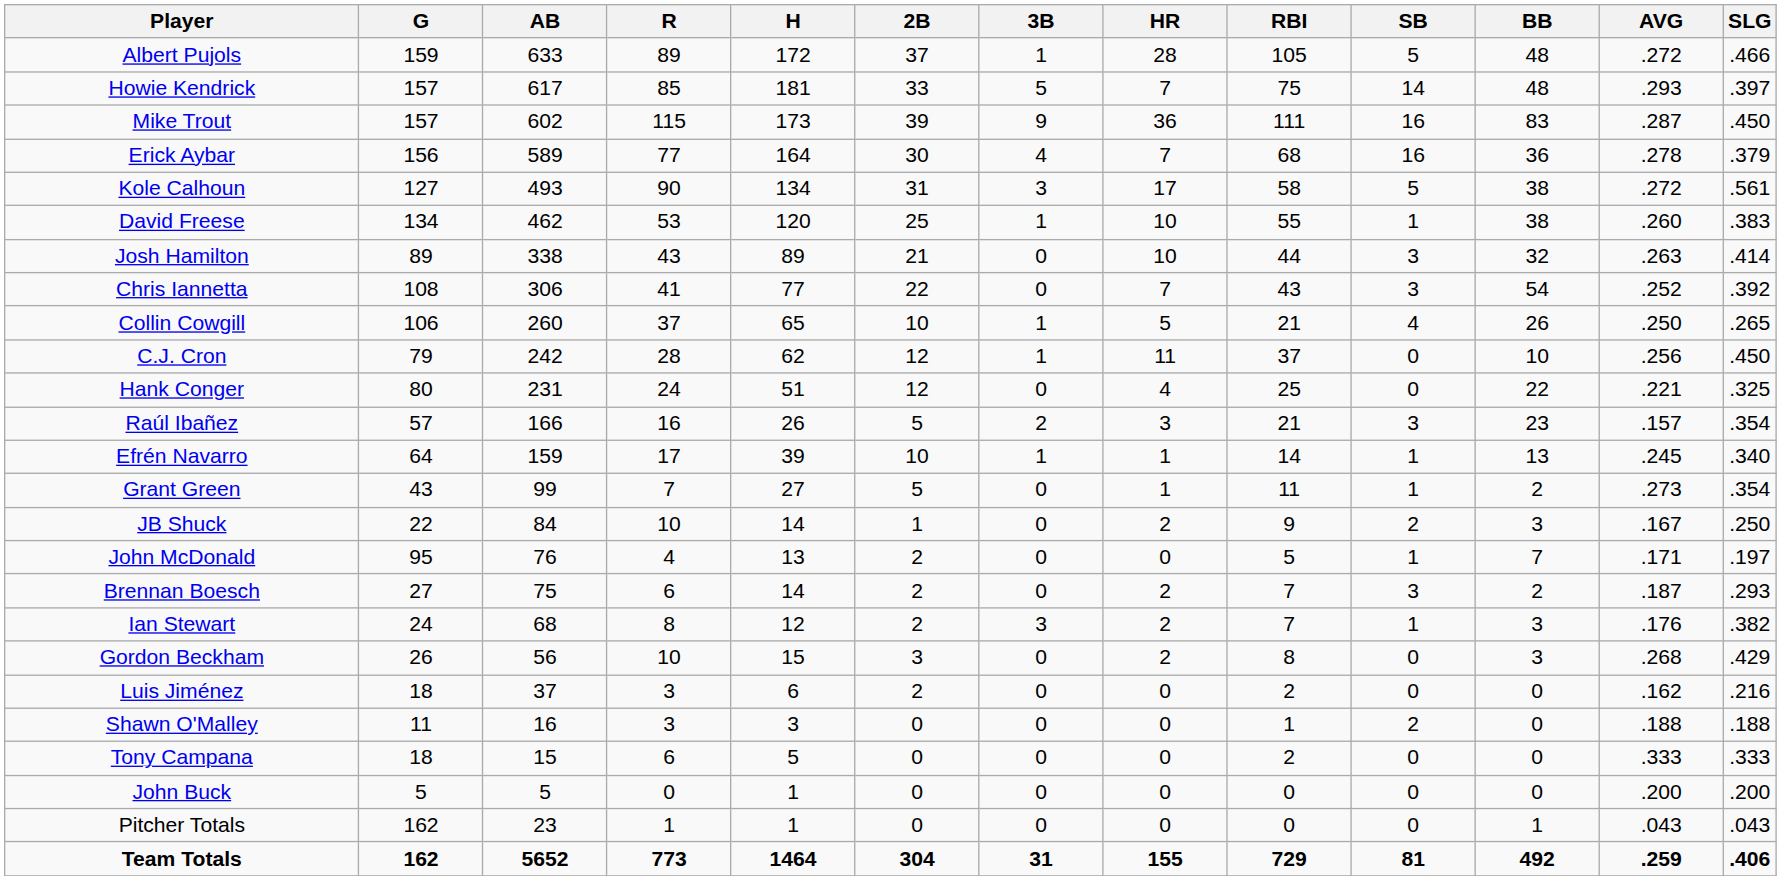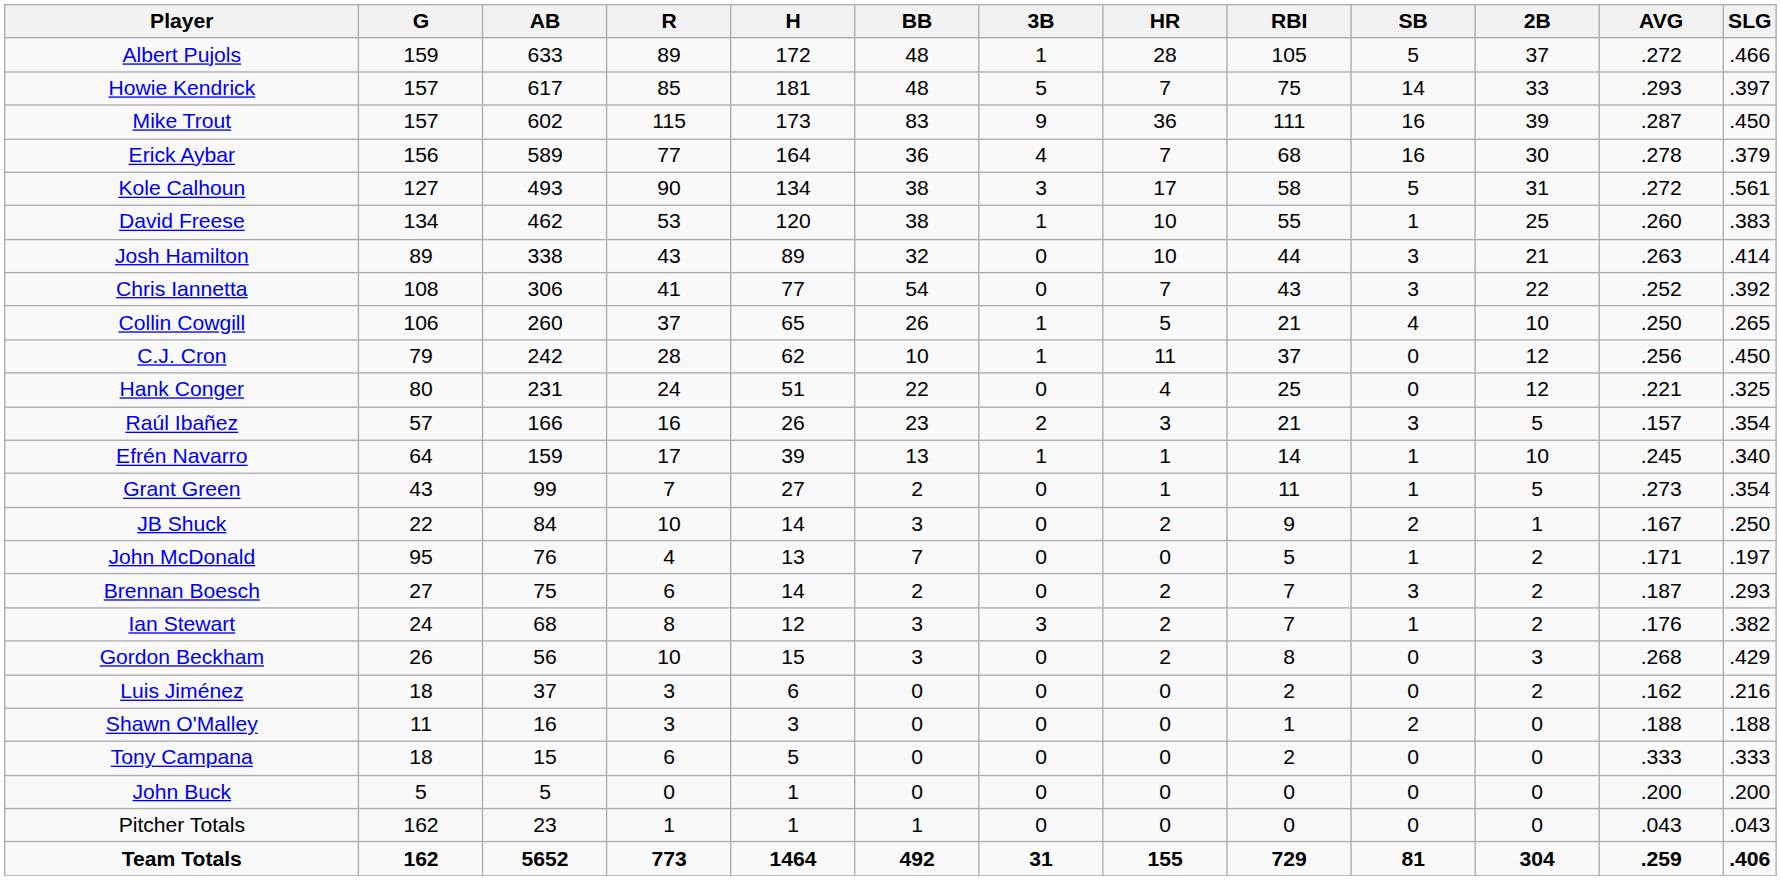columns swapped: (917, 21) <-> (1537, 21)
